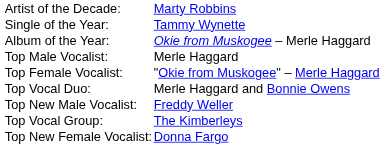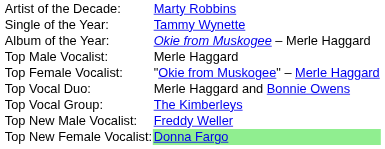rows swapped: (54, 121) <-> (71, 105)
(191, 137) no background -> (191, 137) lightgreen background
